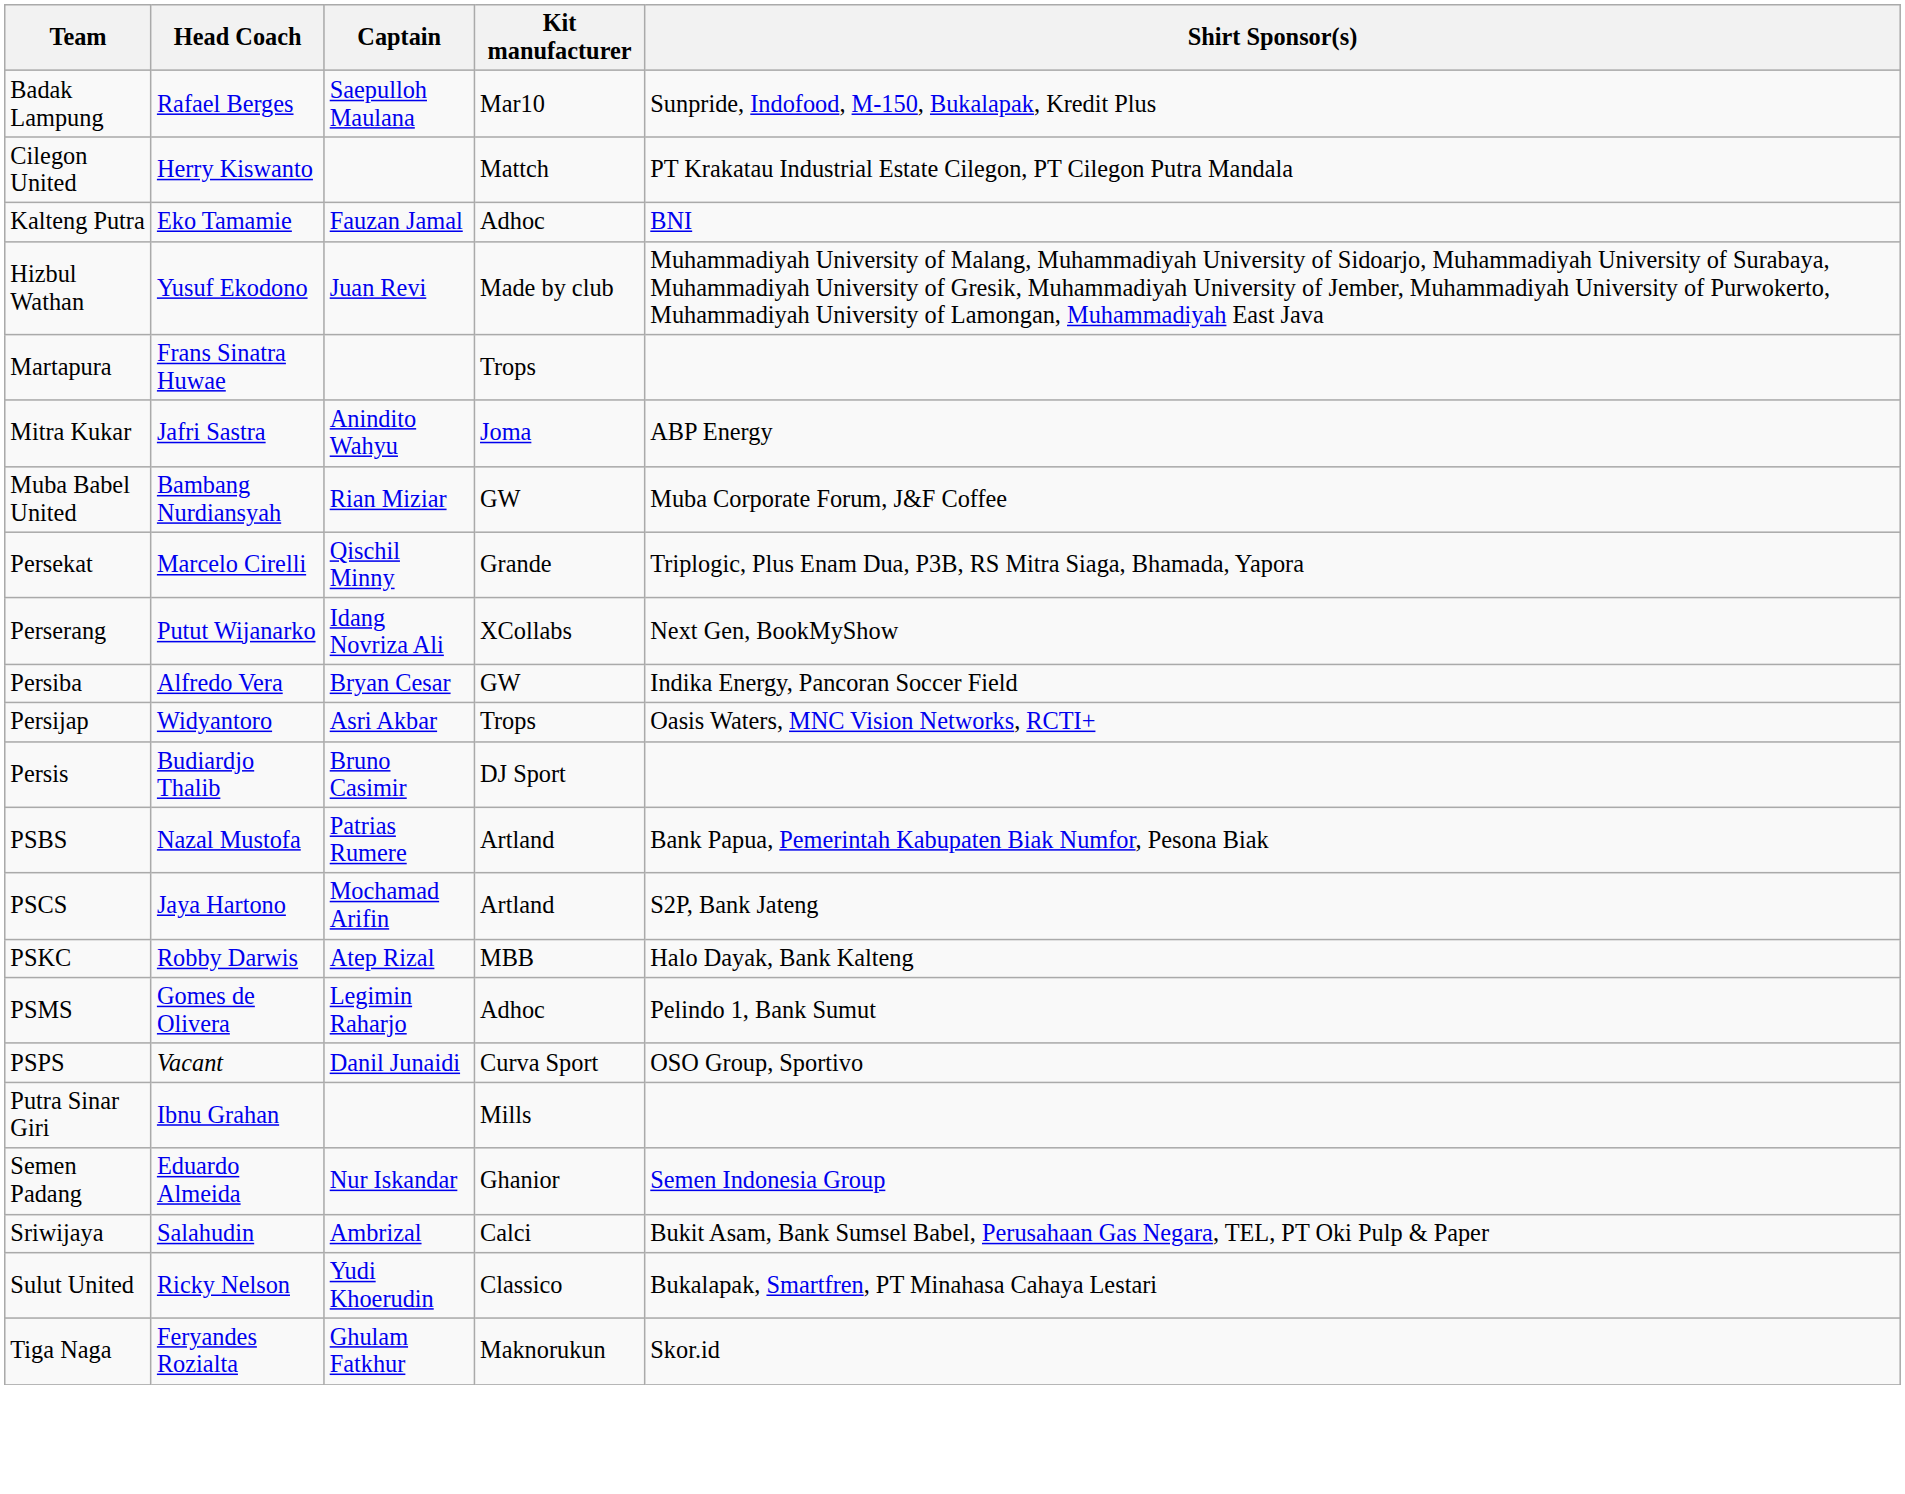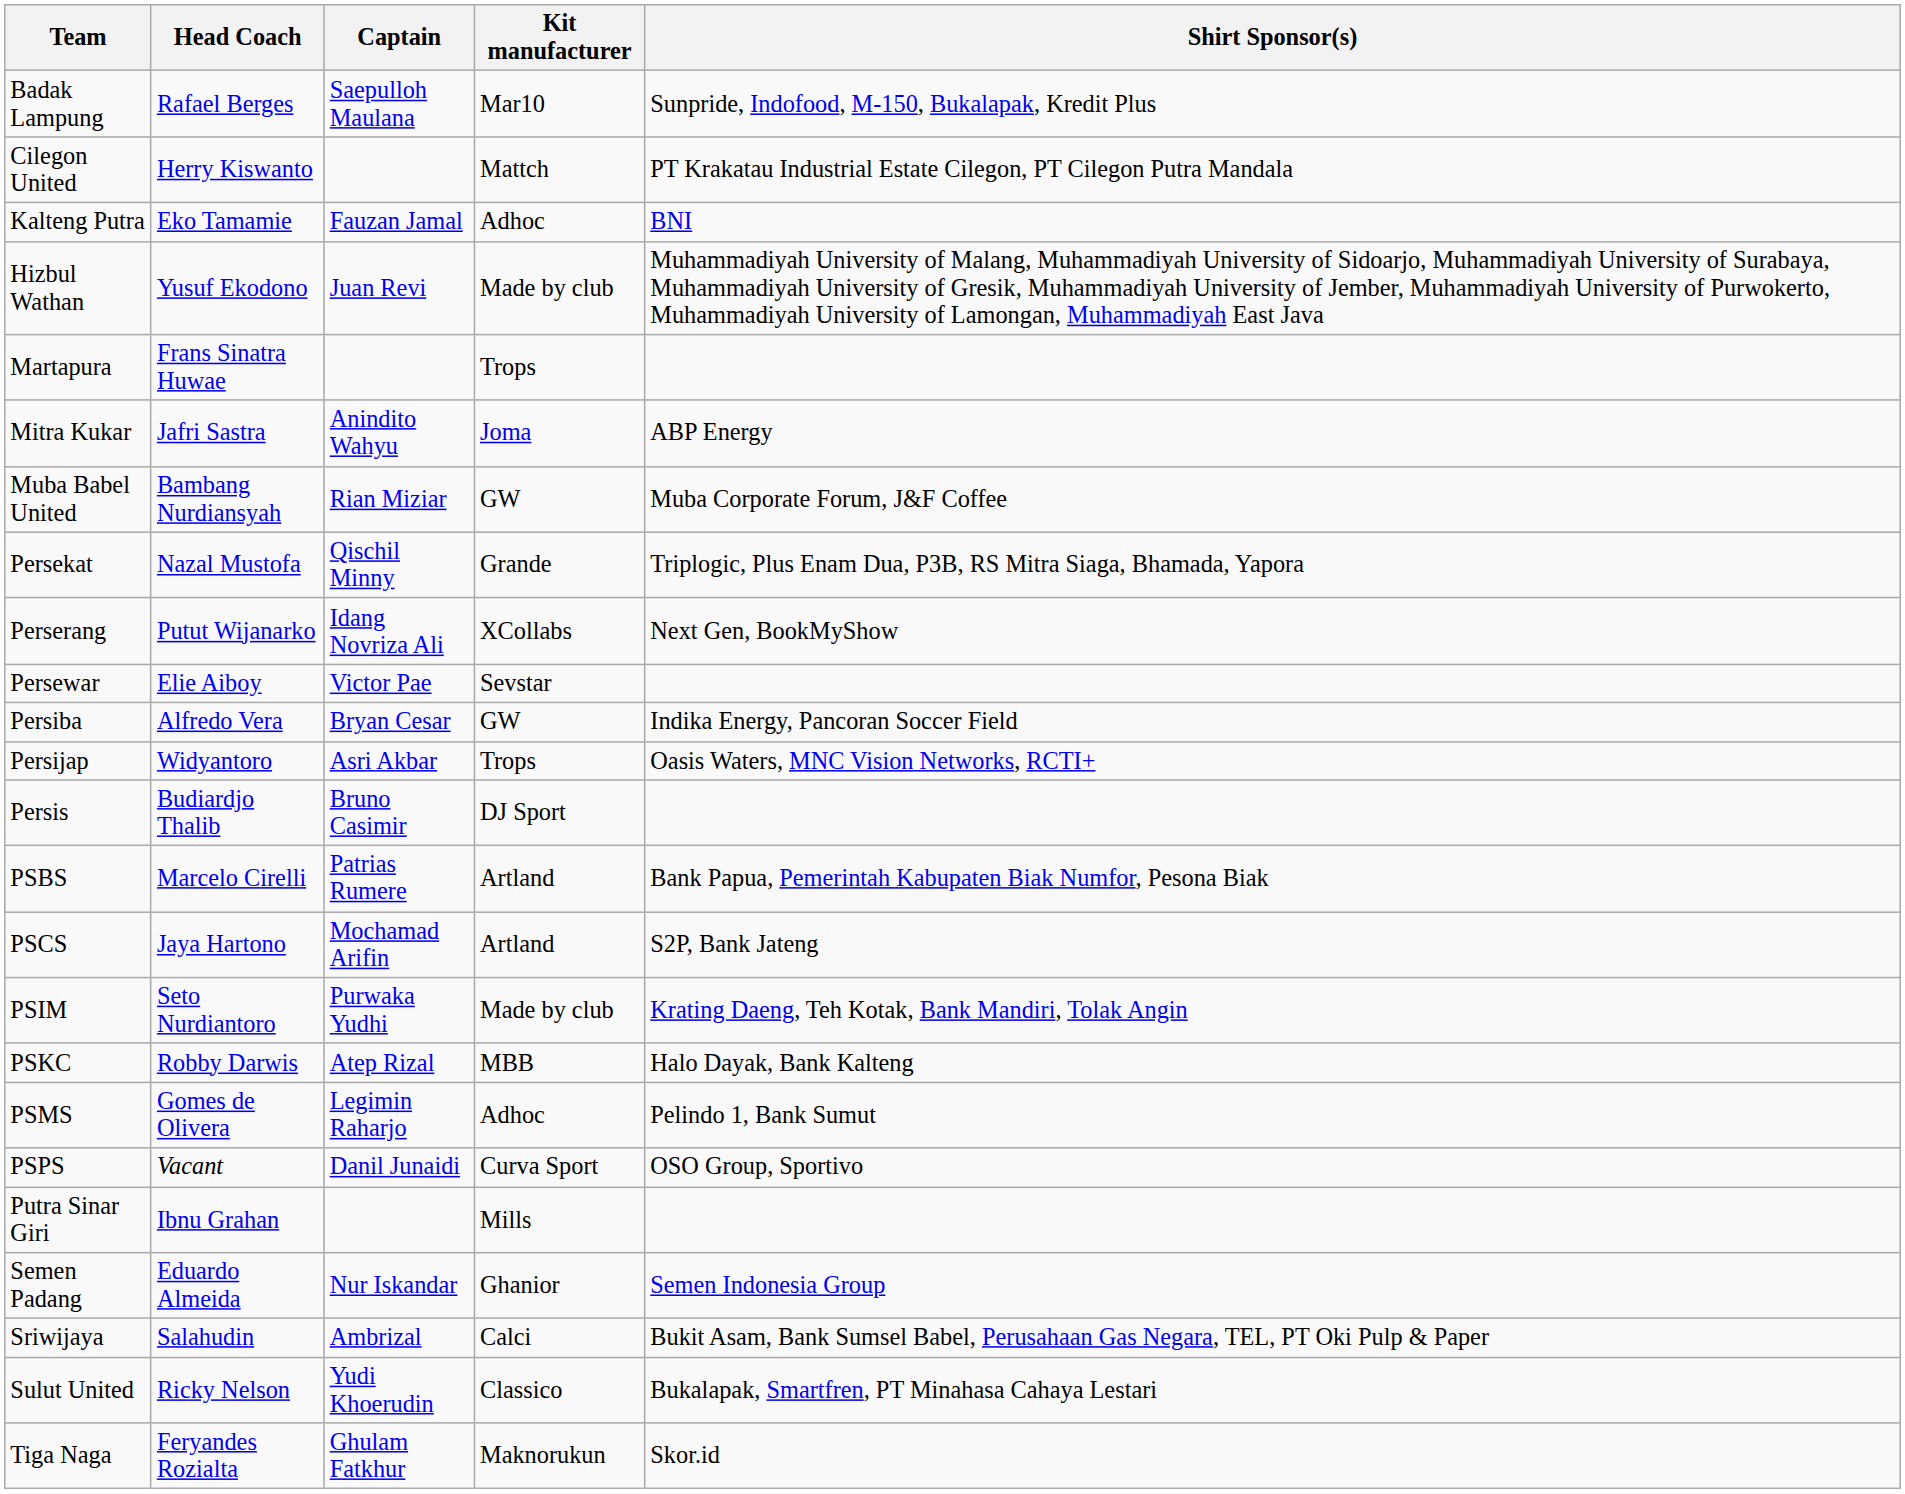(232, 564) Marcelo Cirelli -> (229, 564) Nazal Mustofa
+ row: (55, 683)
(229, 839) Nazal Mustofa -> (232, 878) Marcelo Cirelli
+ row: (39, 1010)
